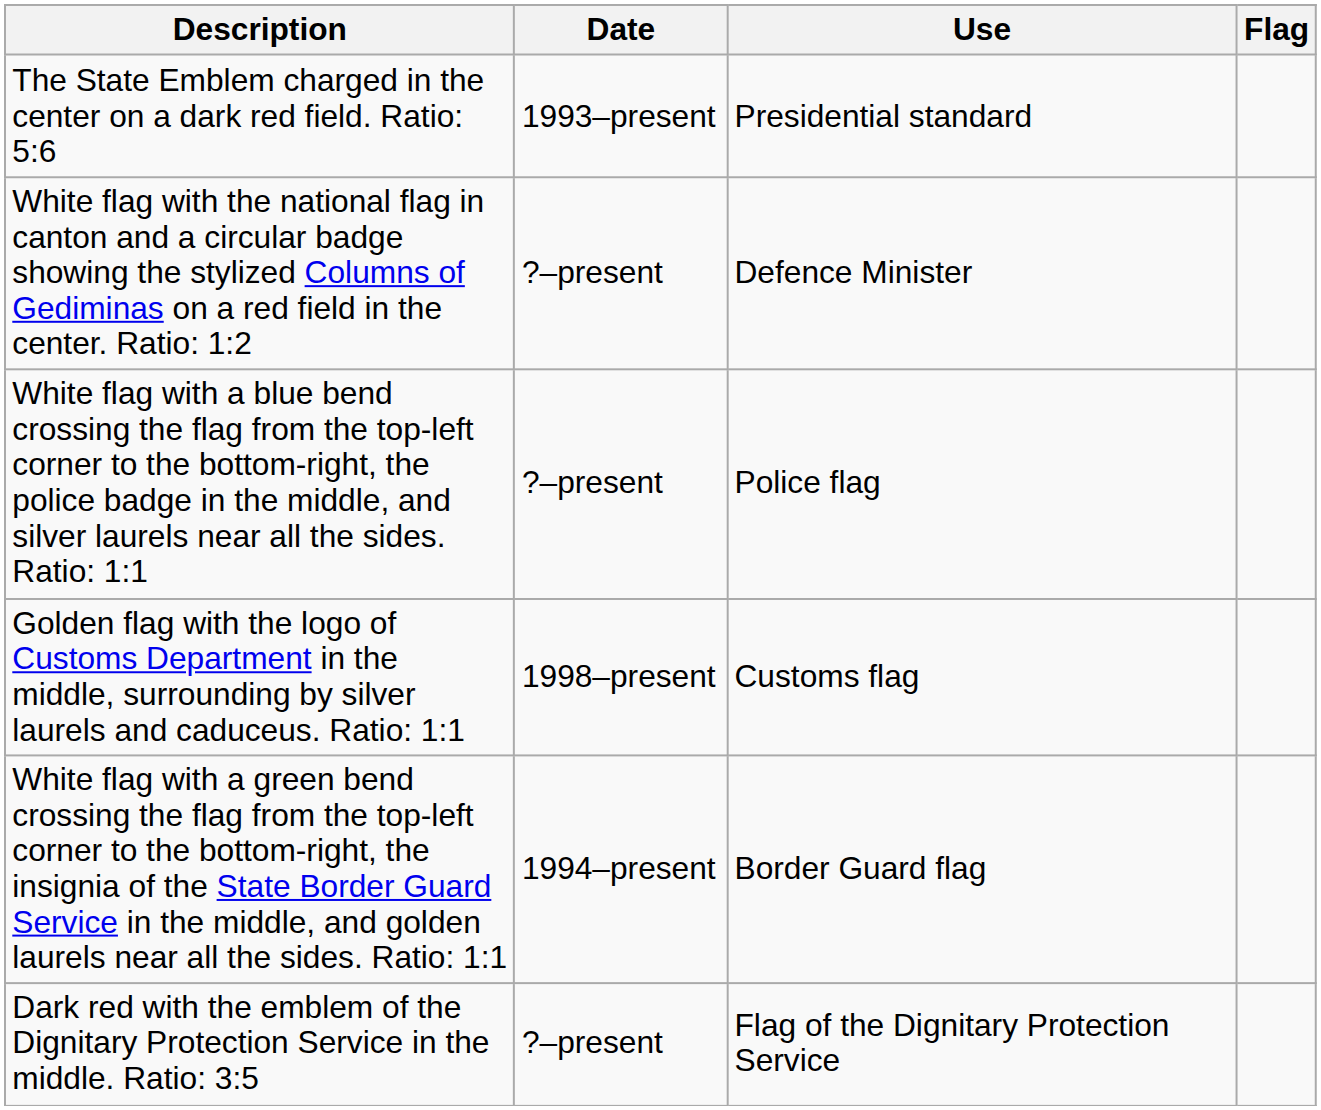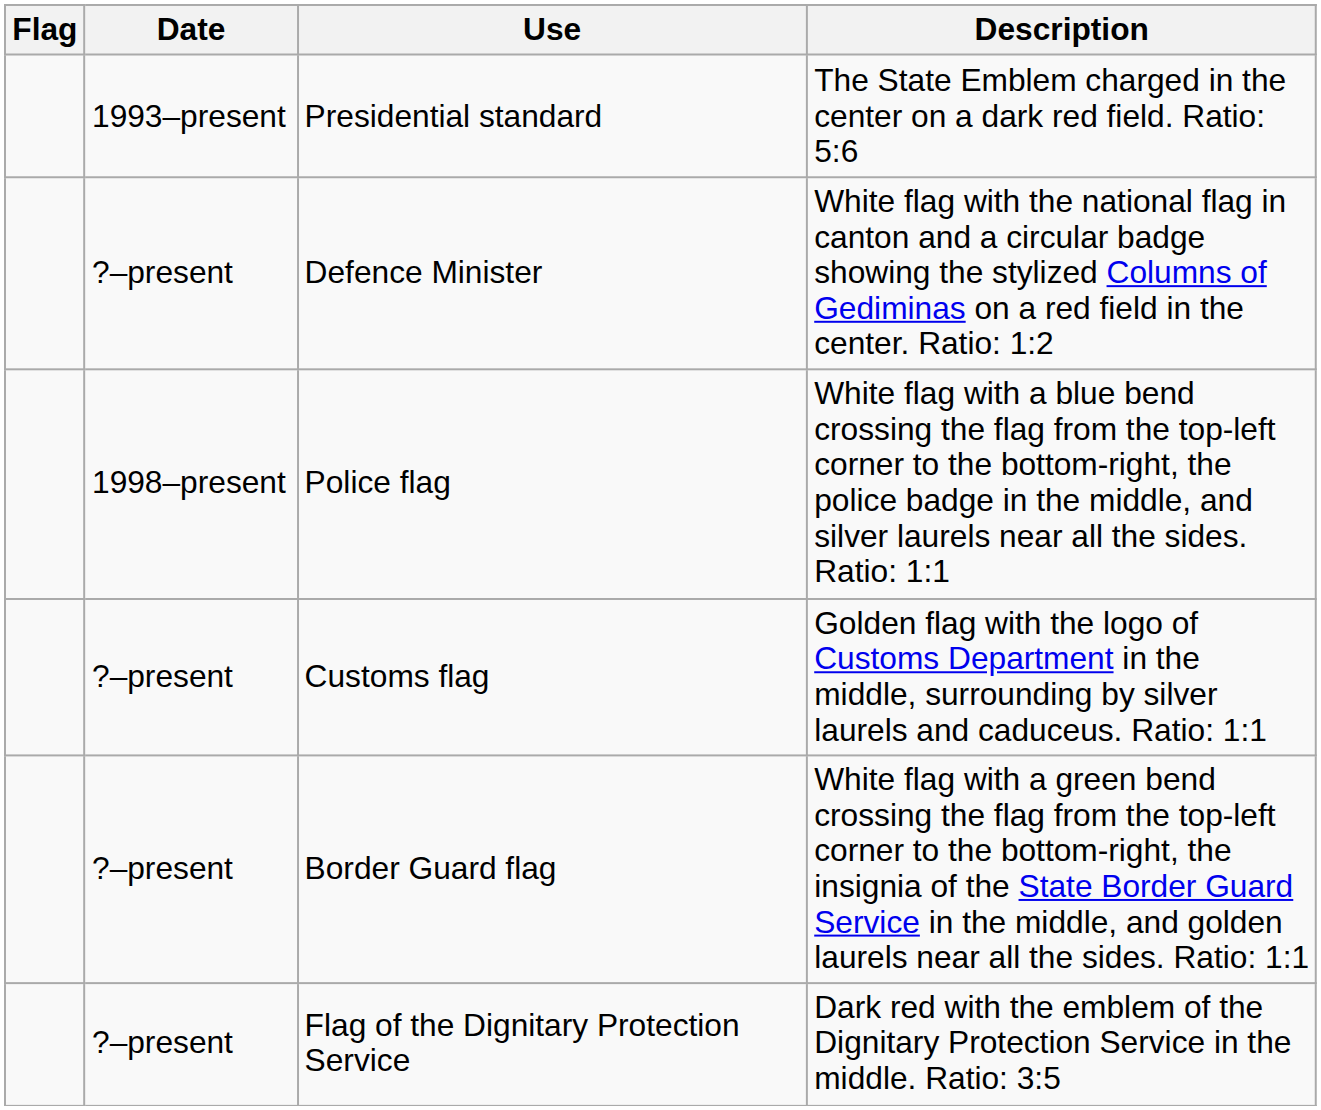columns swapped: (1277, 29) <-> (260, 29)
(592, 483) ?–present -> (189, 483) 1998–present
(619, 676) 1998–present -> (162, 676) ?–present
(619, 868) 1994–present -> (162, 868) ?–present
